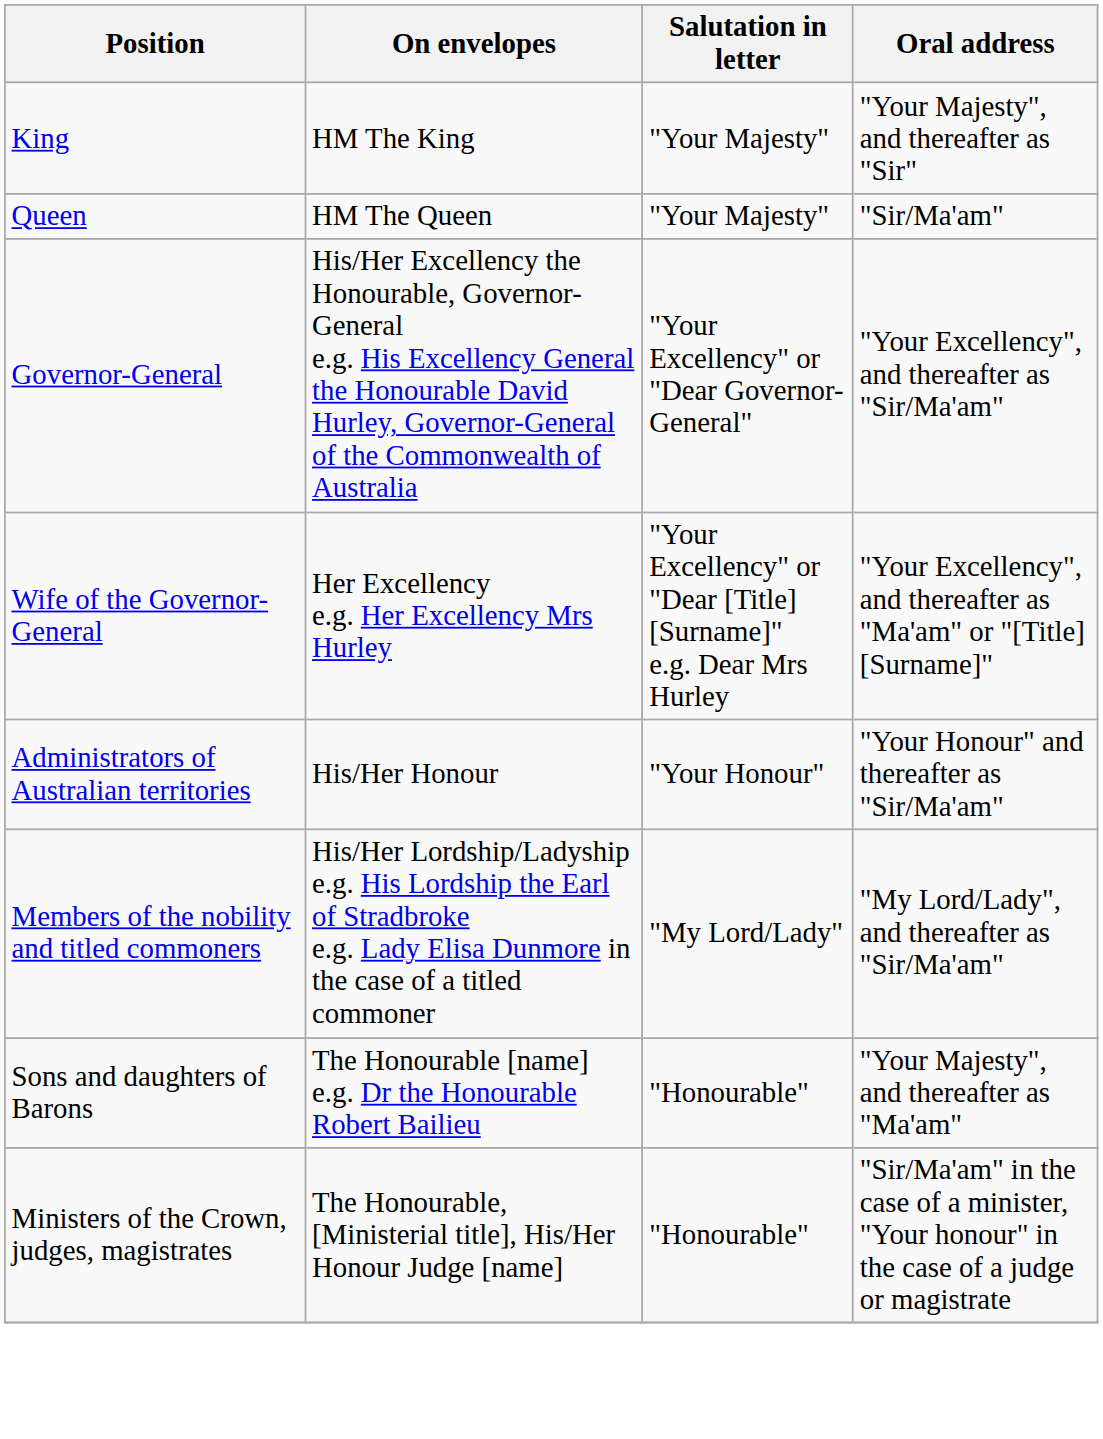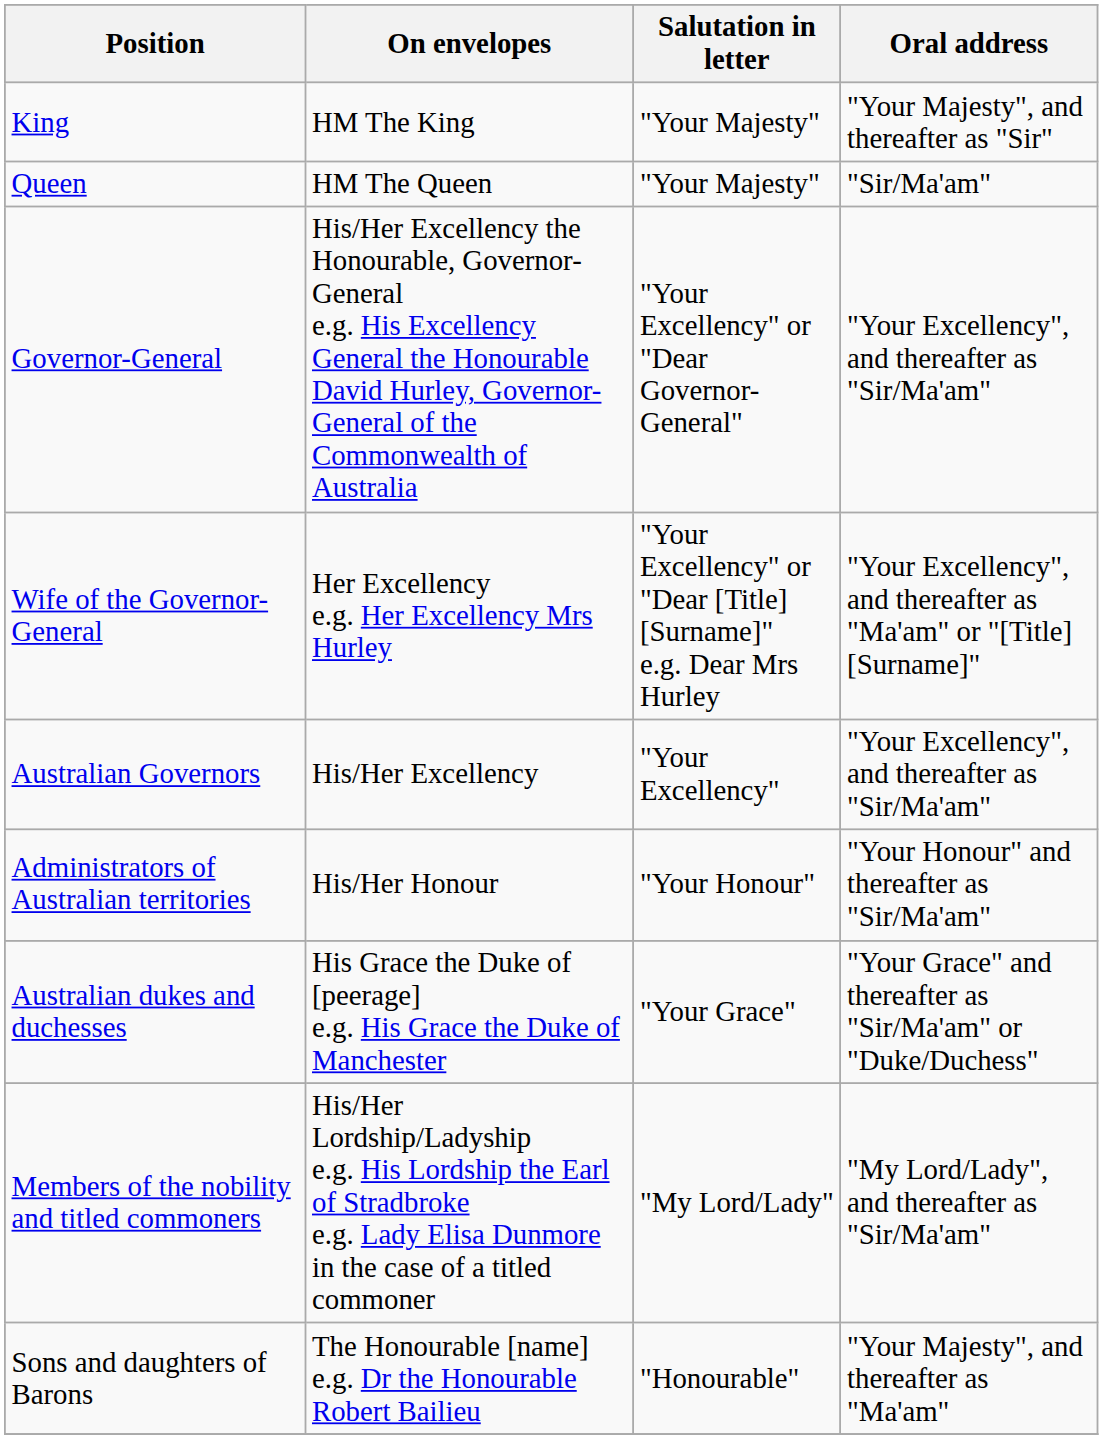+ row: (136, 774)
+ row: (133, 1011)
- row: (149, 1235)
